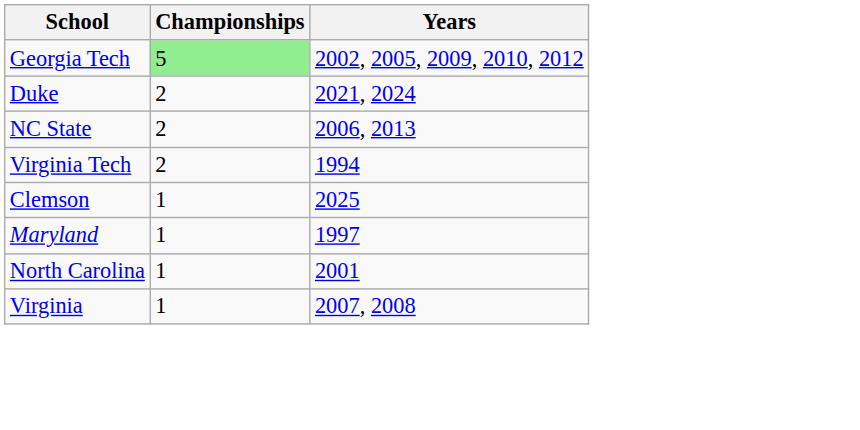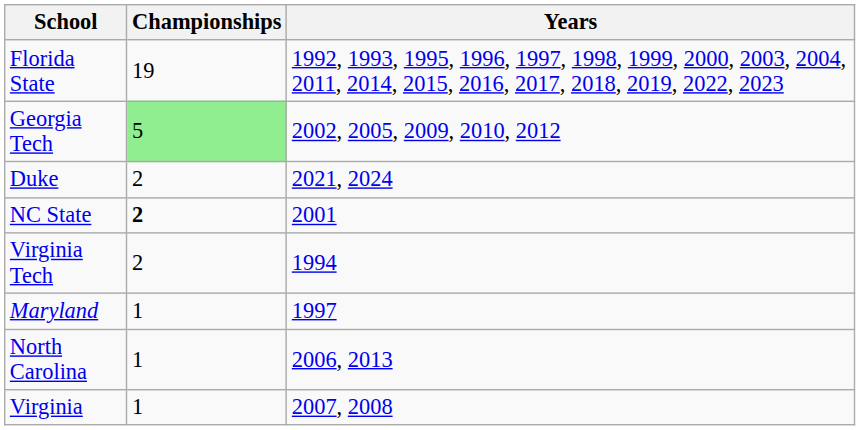+ row: (42, 70)
(161, 128) normal -> (138, 214) bold
(365, 128) 2006, 2013 -> (314, 214) 2001
- row: (50, 199)
(337, 270) 2001 -> (342, 359) 2006, 2013
